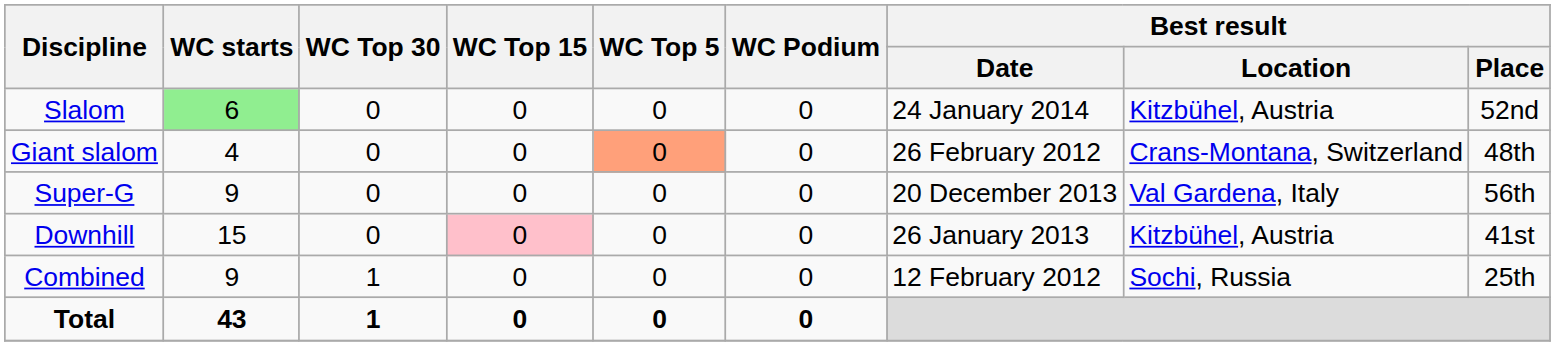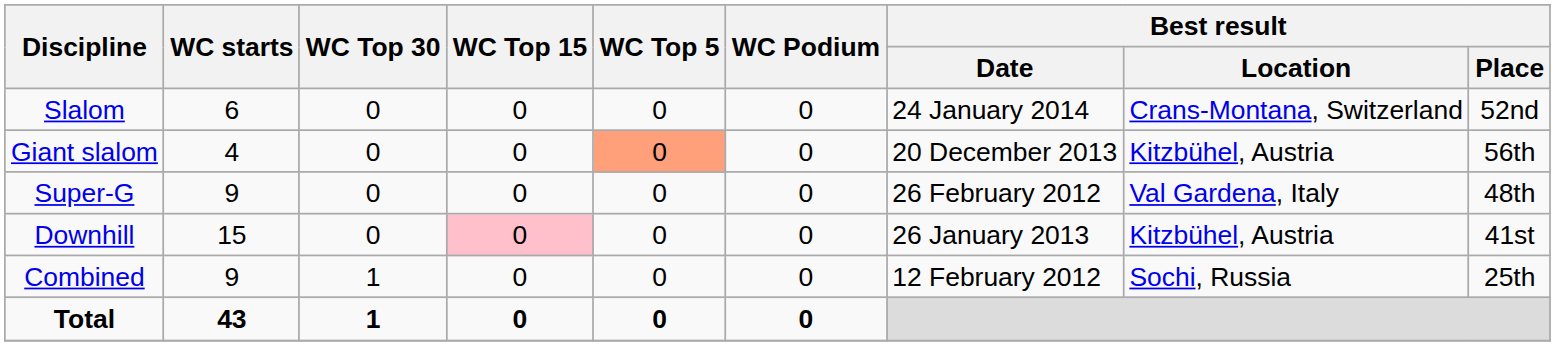(232, 110) lightgreen background -> (232, 110) no background
(1232, 110) Kitzbühel, Austria -> (1296, 110) Crans-Montana, Switzerland
(997, 152) 26 February 2012 -> (1005, 152) 20 December 2013
(1296, 152) Crans-Montana, Switzerland -> (1232, 152) Kitzbühel, Austria
(1510, 152) 48th -> (1510, 152) 56th
(1005, 193) 20 December 2013 -> (997, 193) 26 February 2012
(1510, 193) 56th -> (1510, 193) 48th
